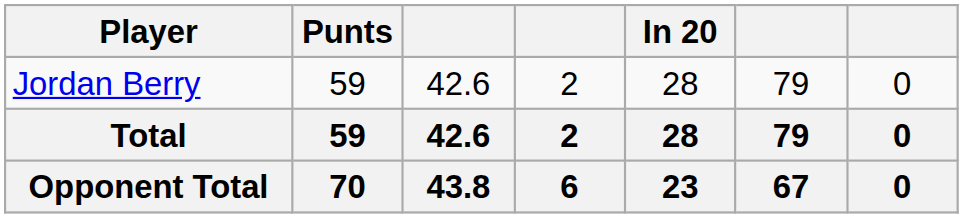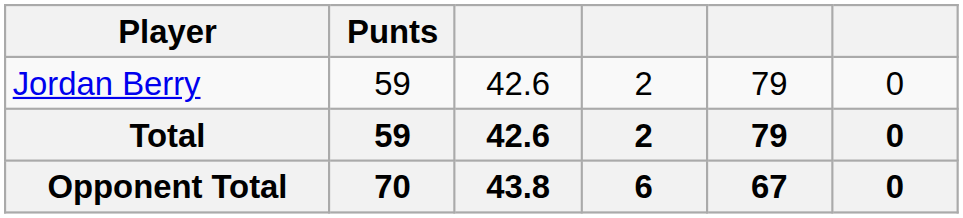- column: (680, 31)
